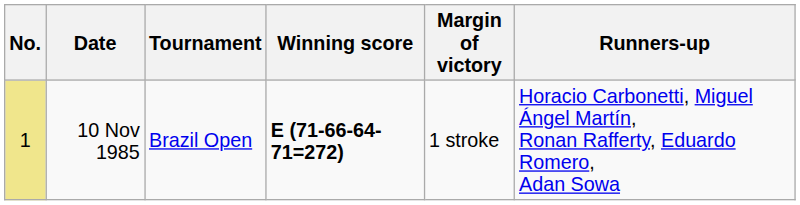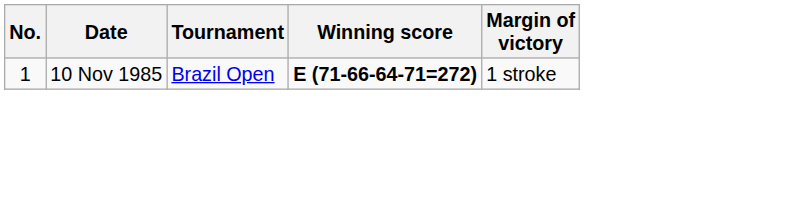- column: (655, 43)
(25, 140) khaki background -> (25, 74) no background
